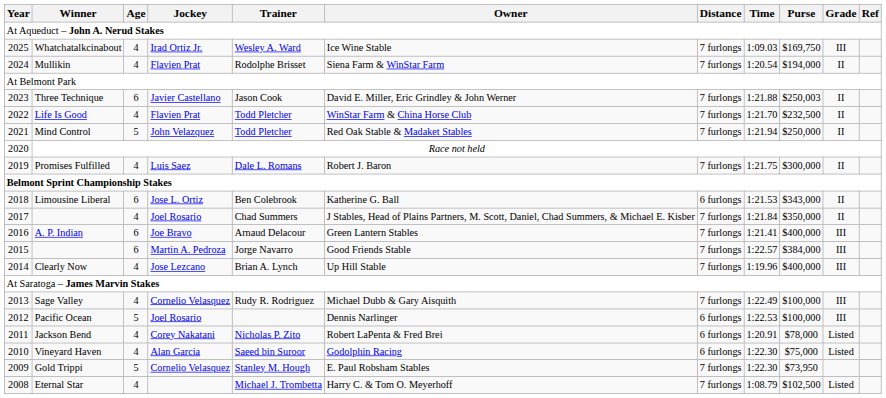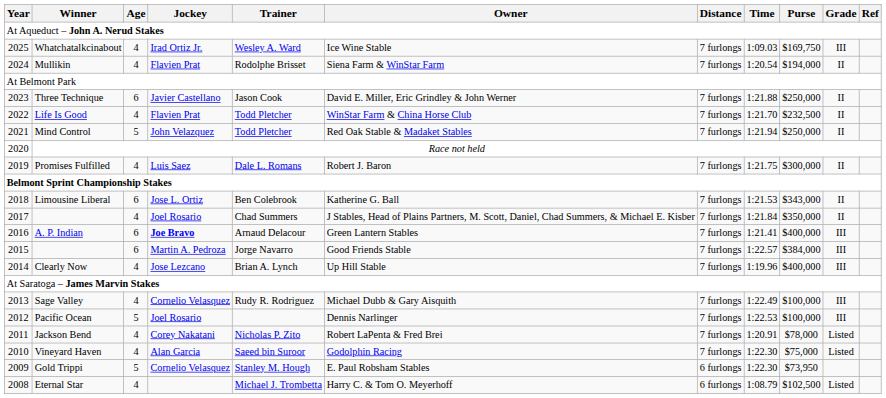(801, 98) $250,003 -> (801, 98) $250,000
(721, 199) 6 furlongs -> (721, 199) 7 furlongs
(171, 233) normal -> (172, 233) bold
(721, 317) 6 furlongs -> (721, 317) 7 furlongs
(721, 334) 6 furlongs -> (721, 334) 7 furlongs
(721, 351) 6 furlongs -> (721, 351) 7 furlongs
(721, 368) 7 furlongs -> (721, 368) 6 furlongs
(721, 385) 7 furlongs -> (721, 385) 6 furlongs
